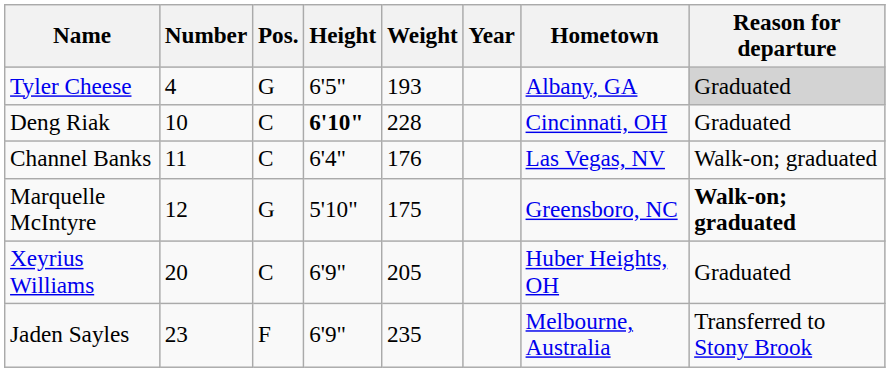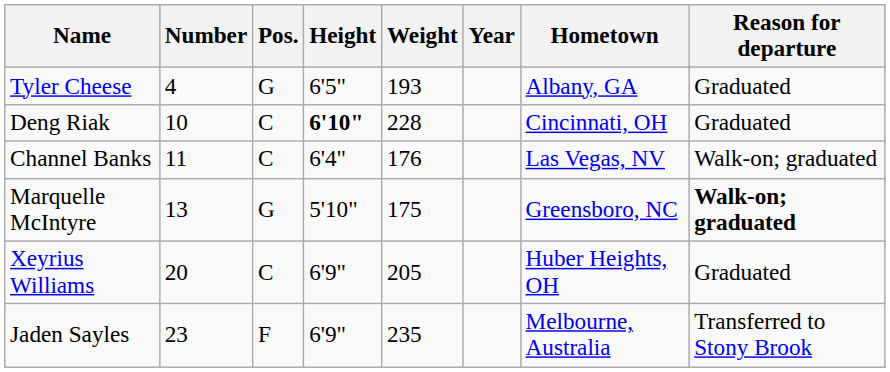(742, 85) lightgrey background -> (742, 85) no background
(176, 209) 12 -> (176, 209) 13
